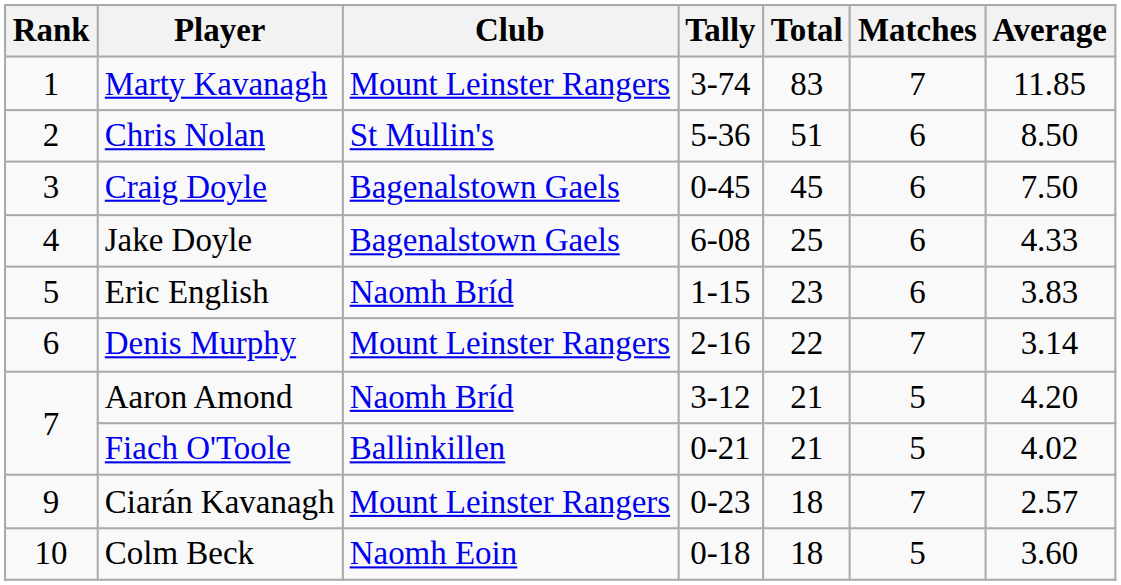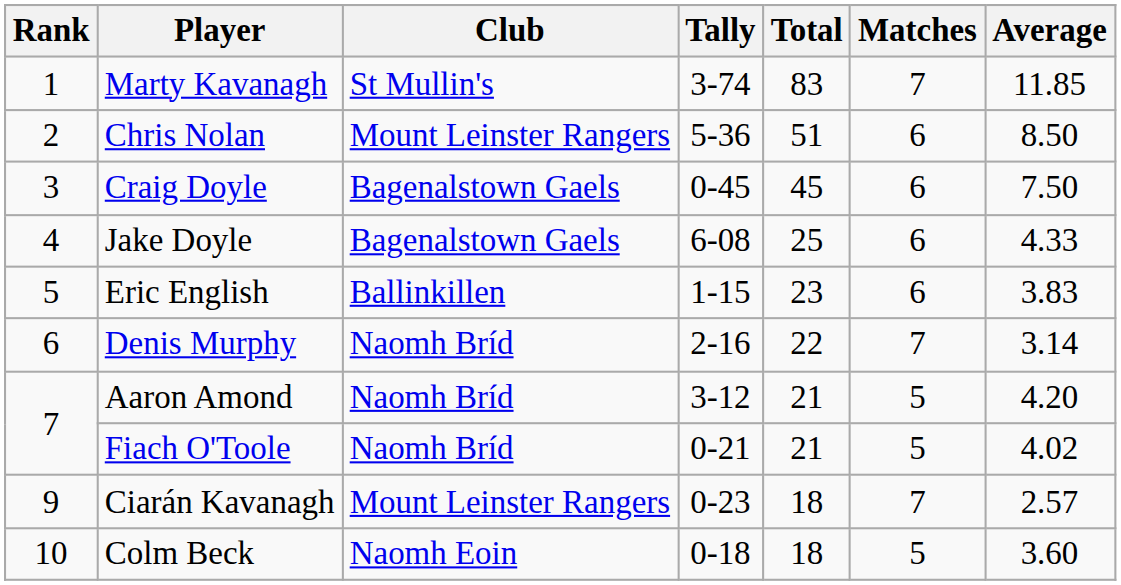(510, 82) Mount Leinster Rangers -> (422, 82) St Mullin's
(422, 135) St Mullin's -> (510, 135) Mount Leinster Rangers
(432, 291) Naomh Bríd -> (428, 291) Ballinkillen
(510, 344) Mount Leinster Rangers -> (432, 344) Naomh Bríd
(428, 448) Ballinkillen -> (432, 448) Naomh Bríd
